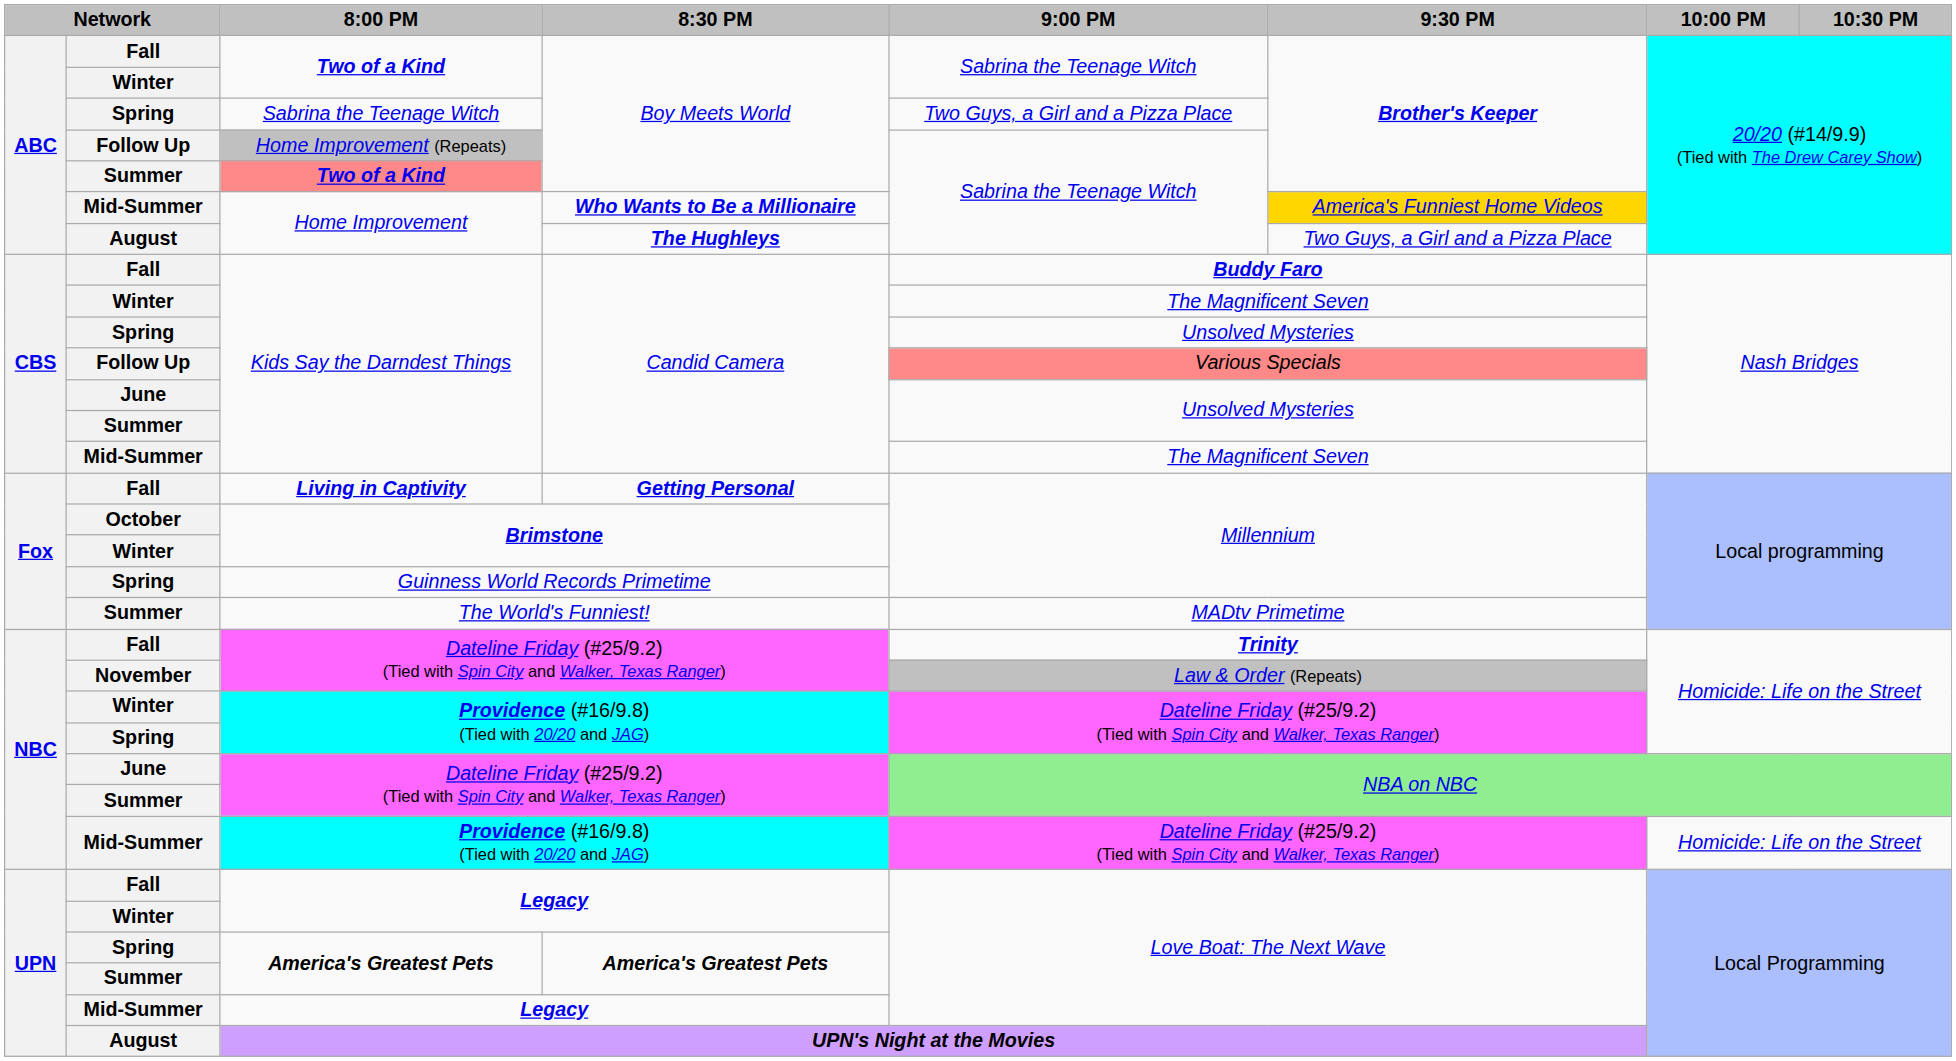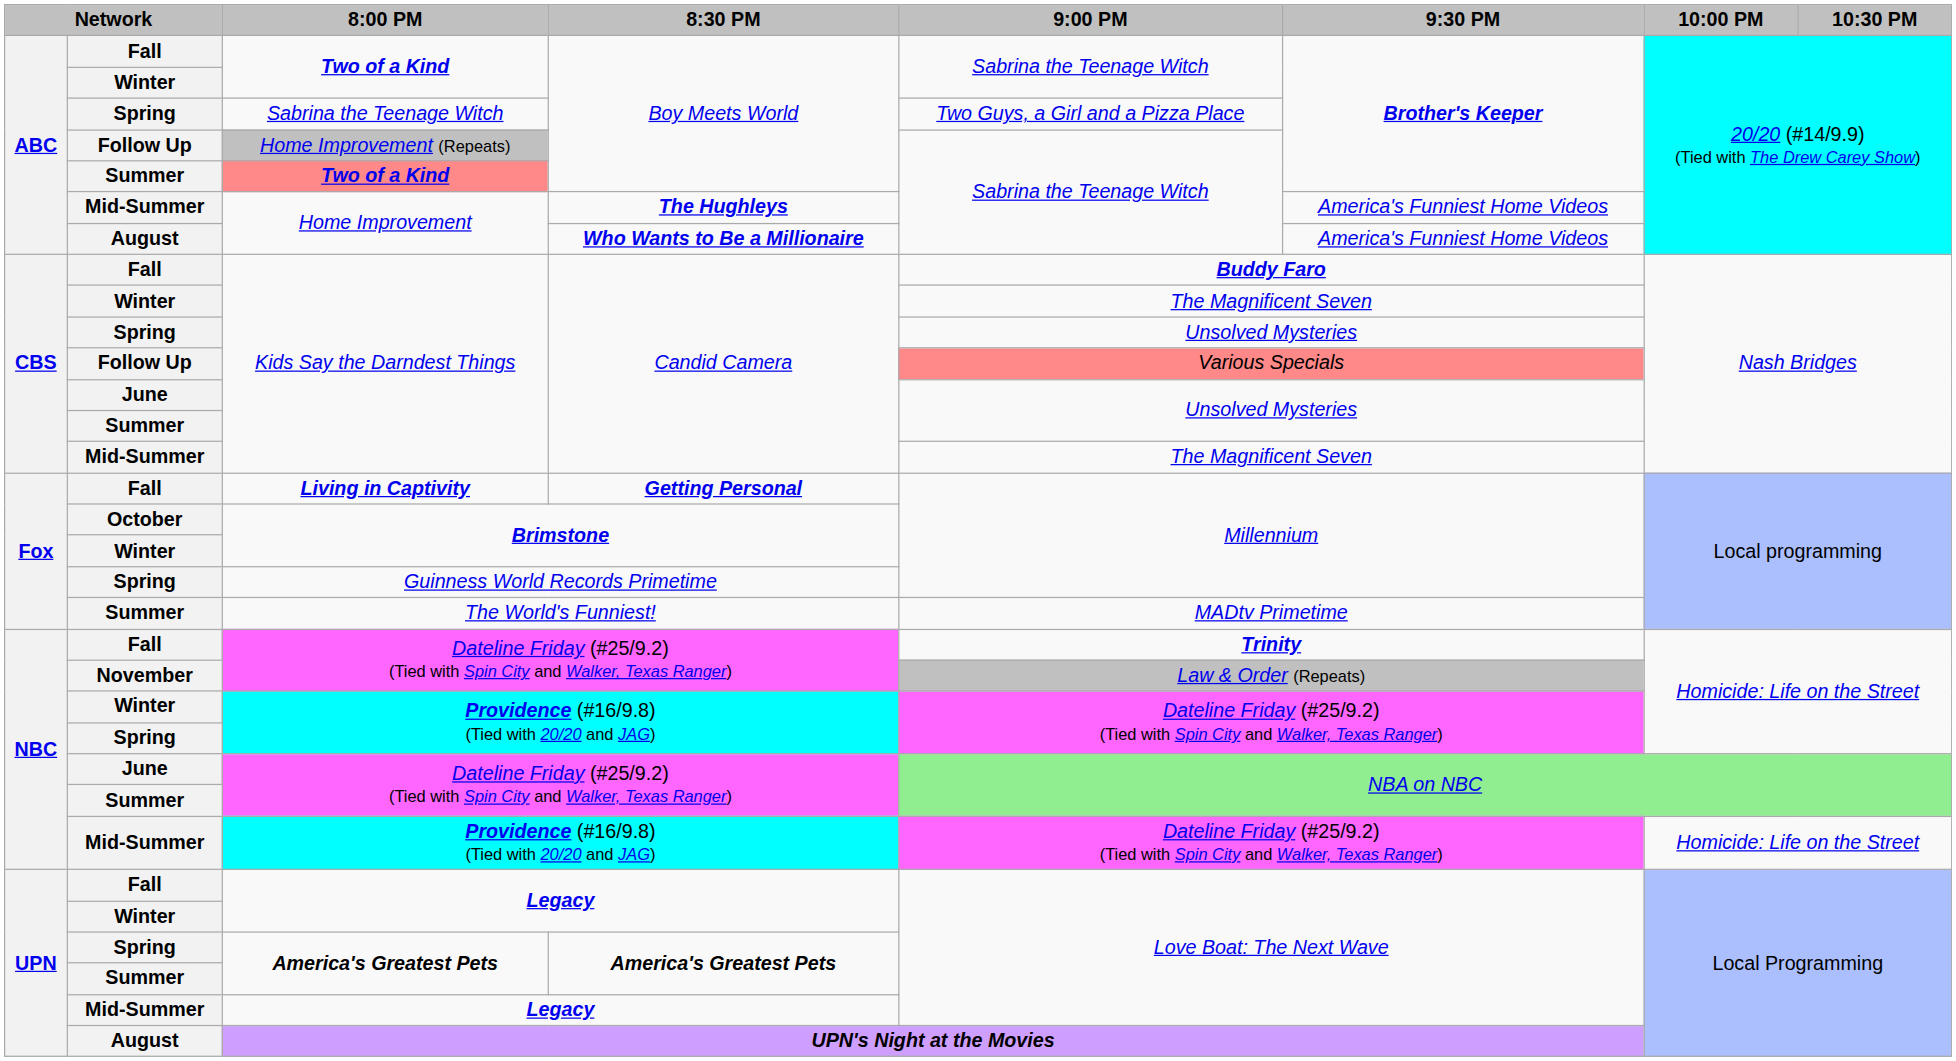(715, 207) Who Wants to Be a Millionaire -> (723, 207) The Hughleys
(1458, 207) gold background -> (1463, 207) no background
(715, 238) The Hughleys -> (723, 238) Who Wants to Be a Millionaire
(1458, 238) Two Guys, a Girl and a Pizza Place -> (1463, 238) America's Funniest Home Videos
